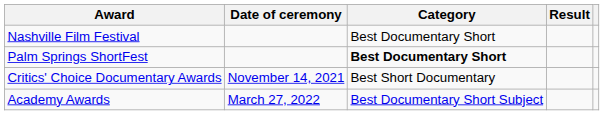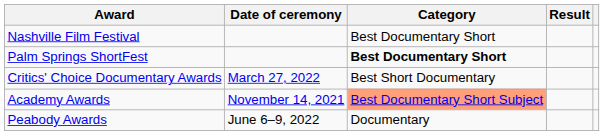(286, 78) November 14, 2021 -> (274, 78) March 27, 2022
(274, 99) March 27, 2022 -> (286, 99) November 14, 2021
(447, 99) no background -> (447, 99) lightsalmon background
+ row: (57, 120)
